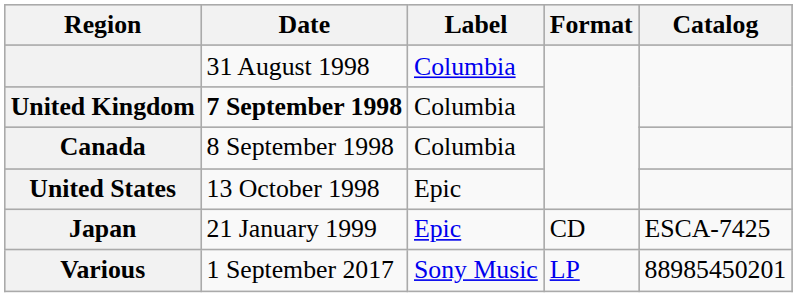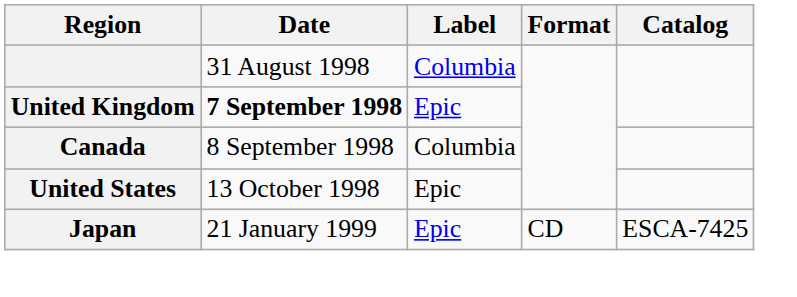(465, 106) Columbia -> (438, 106) Epic
- row: (103, 270)
